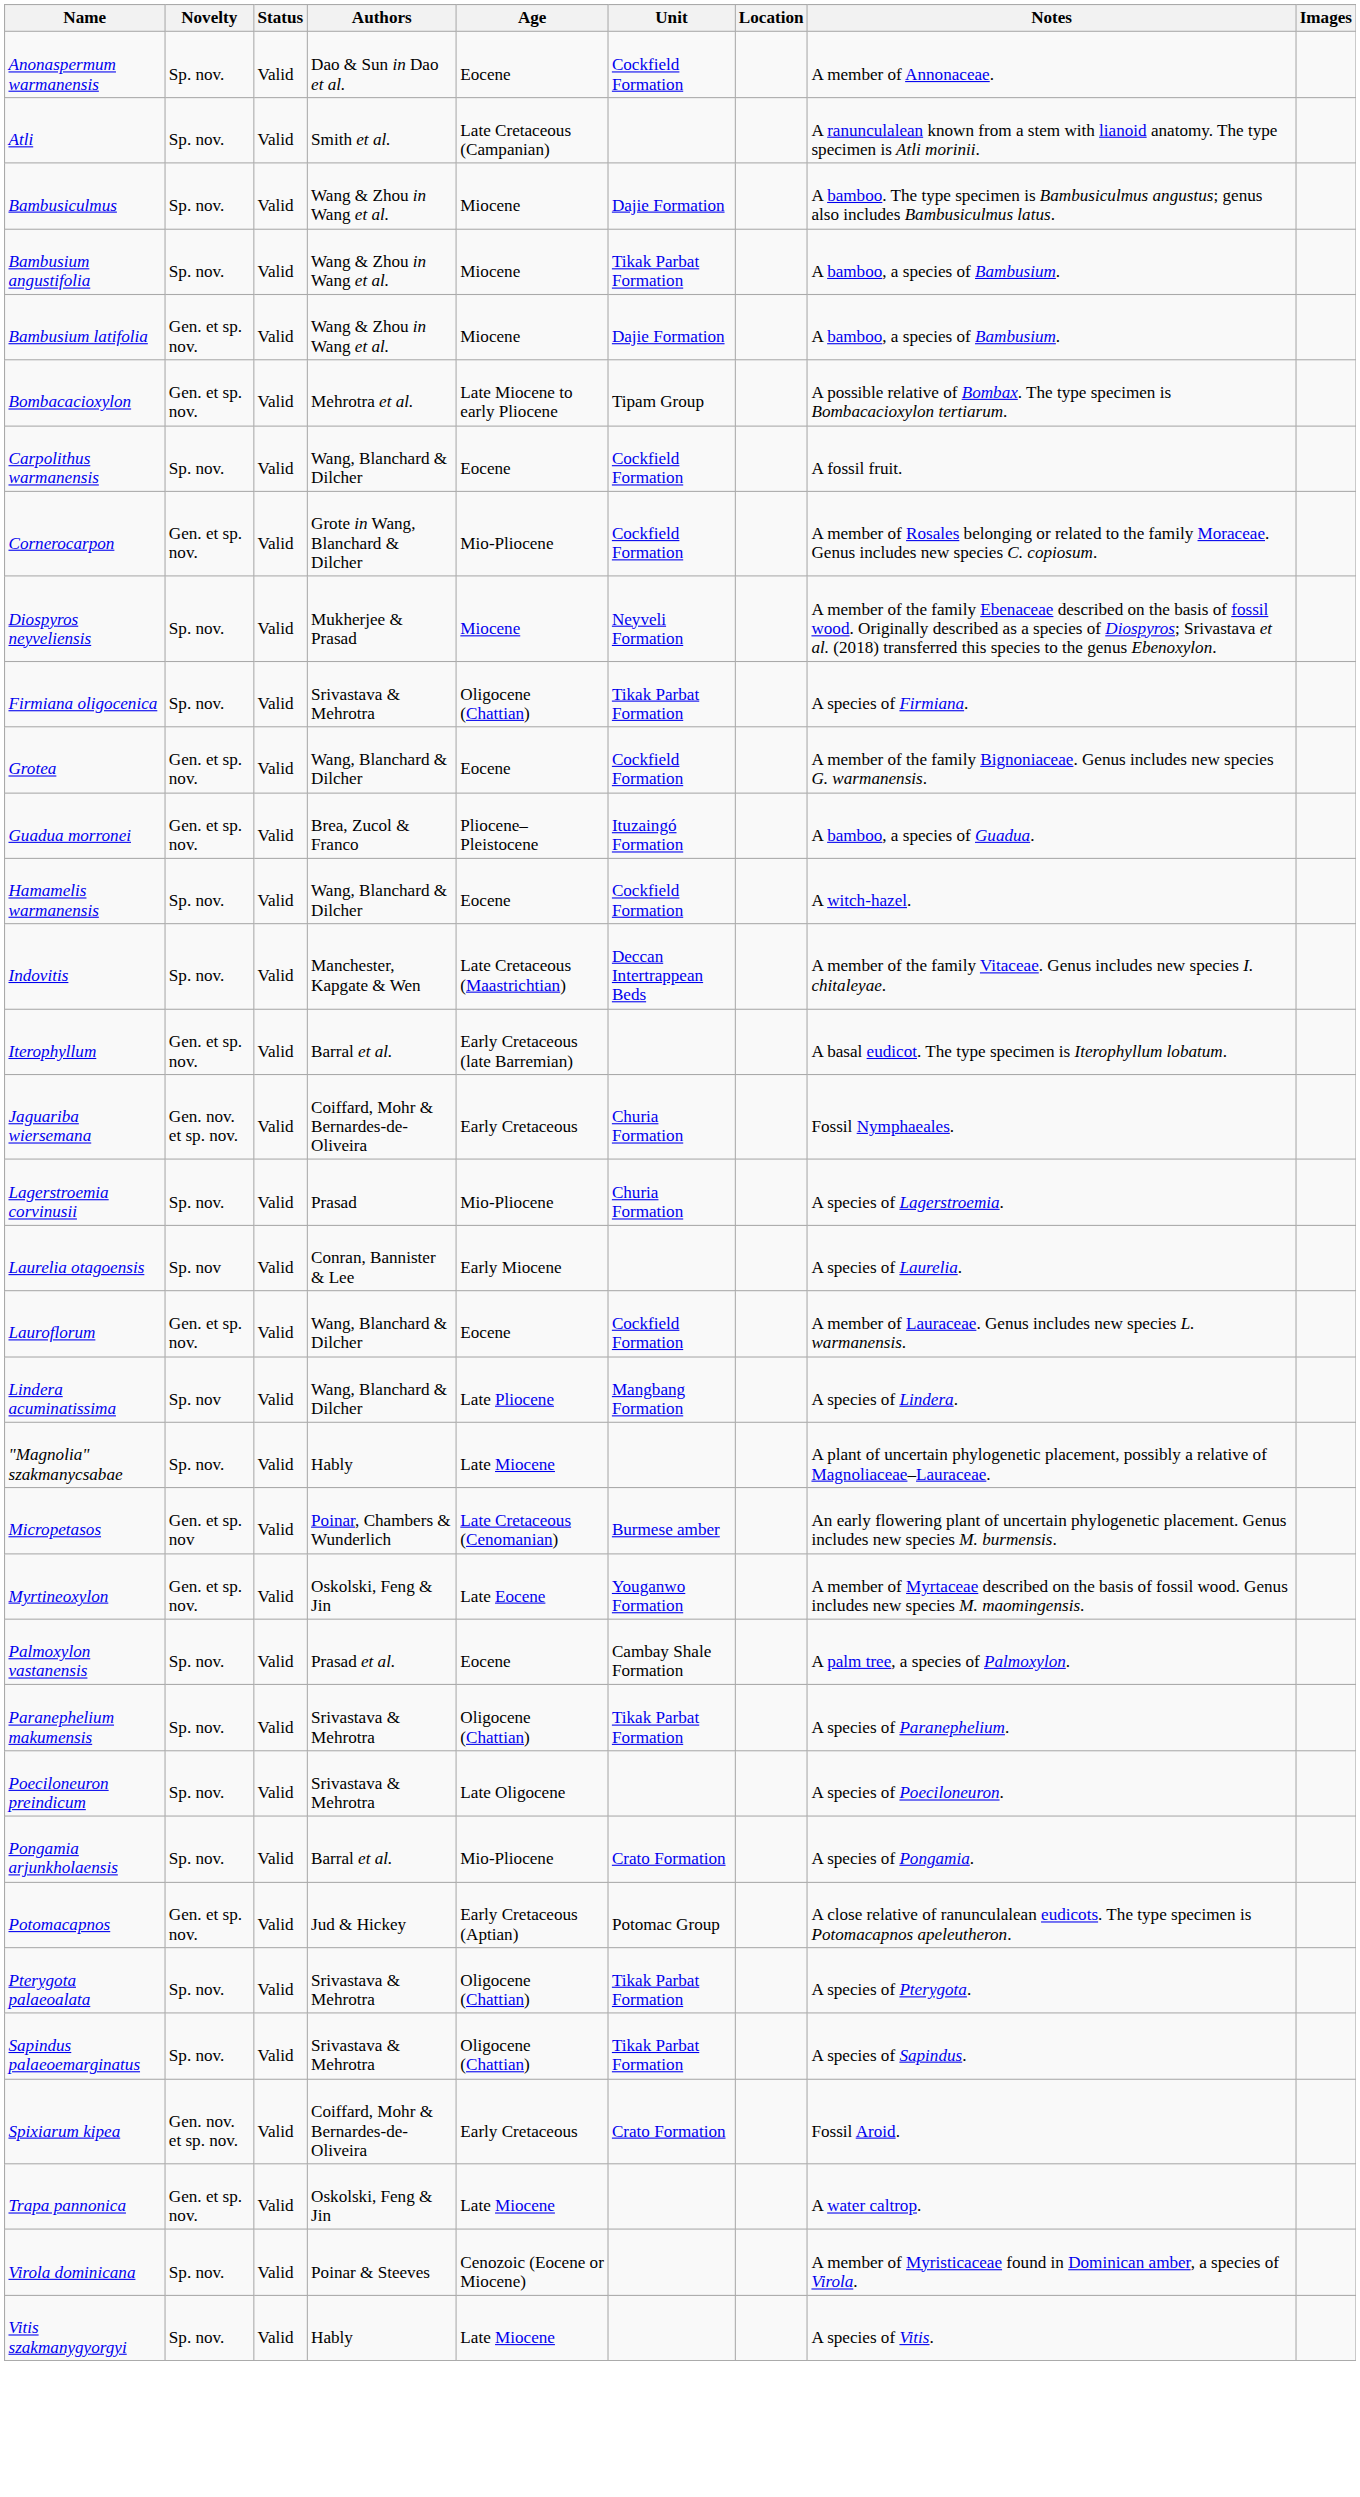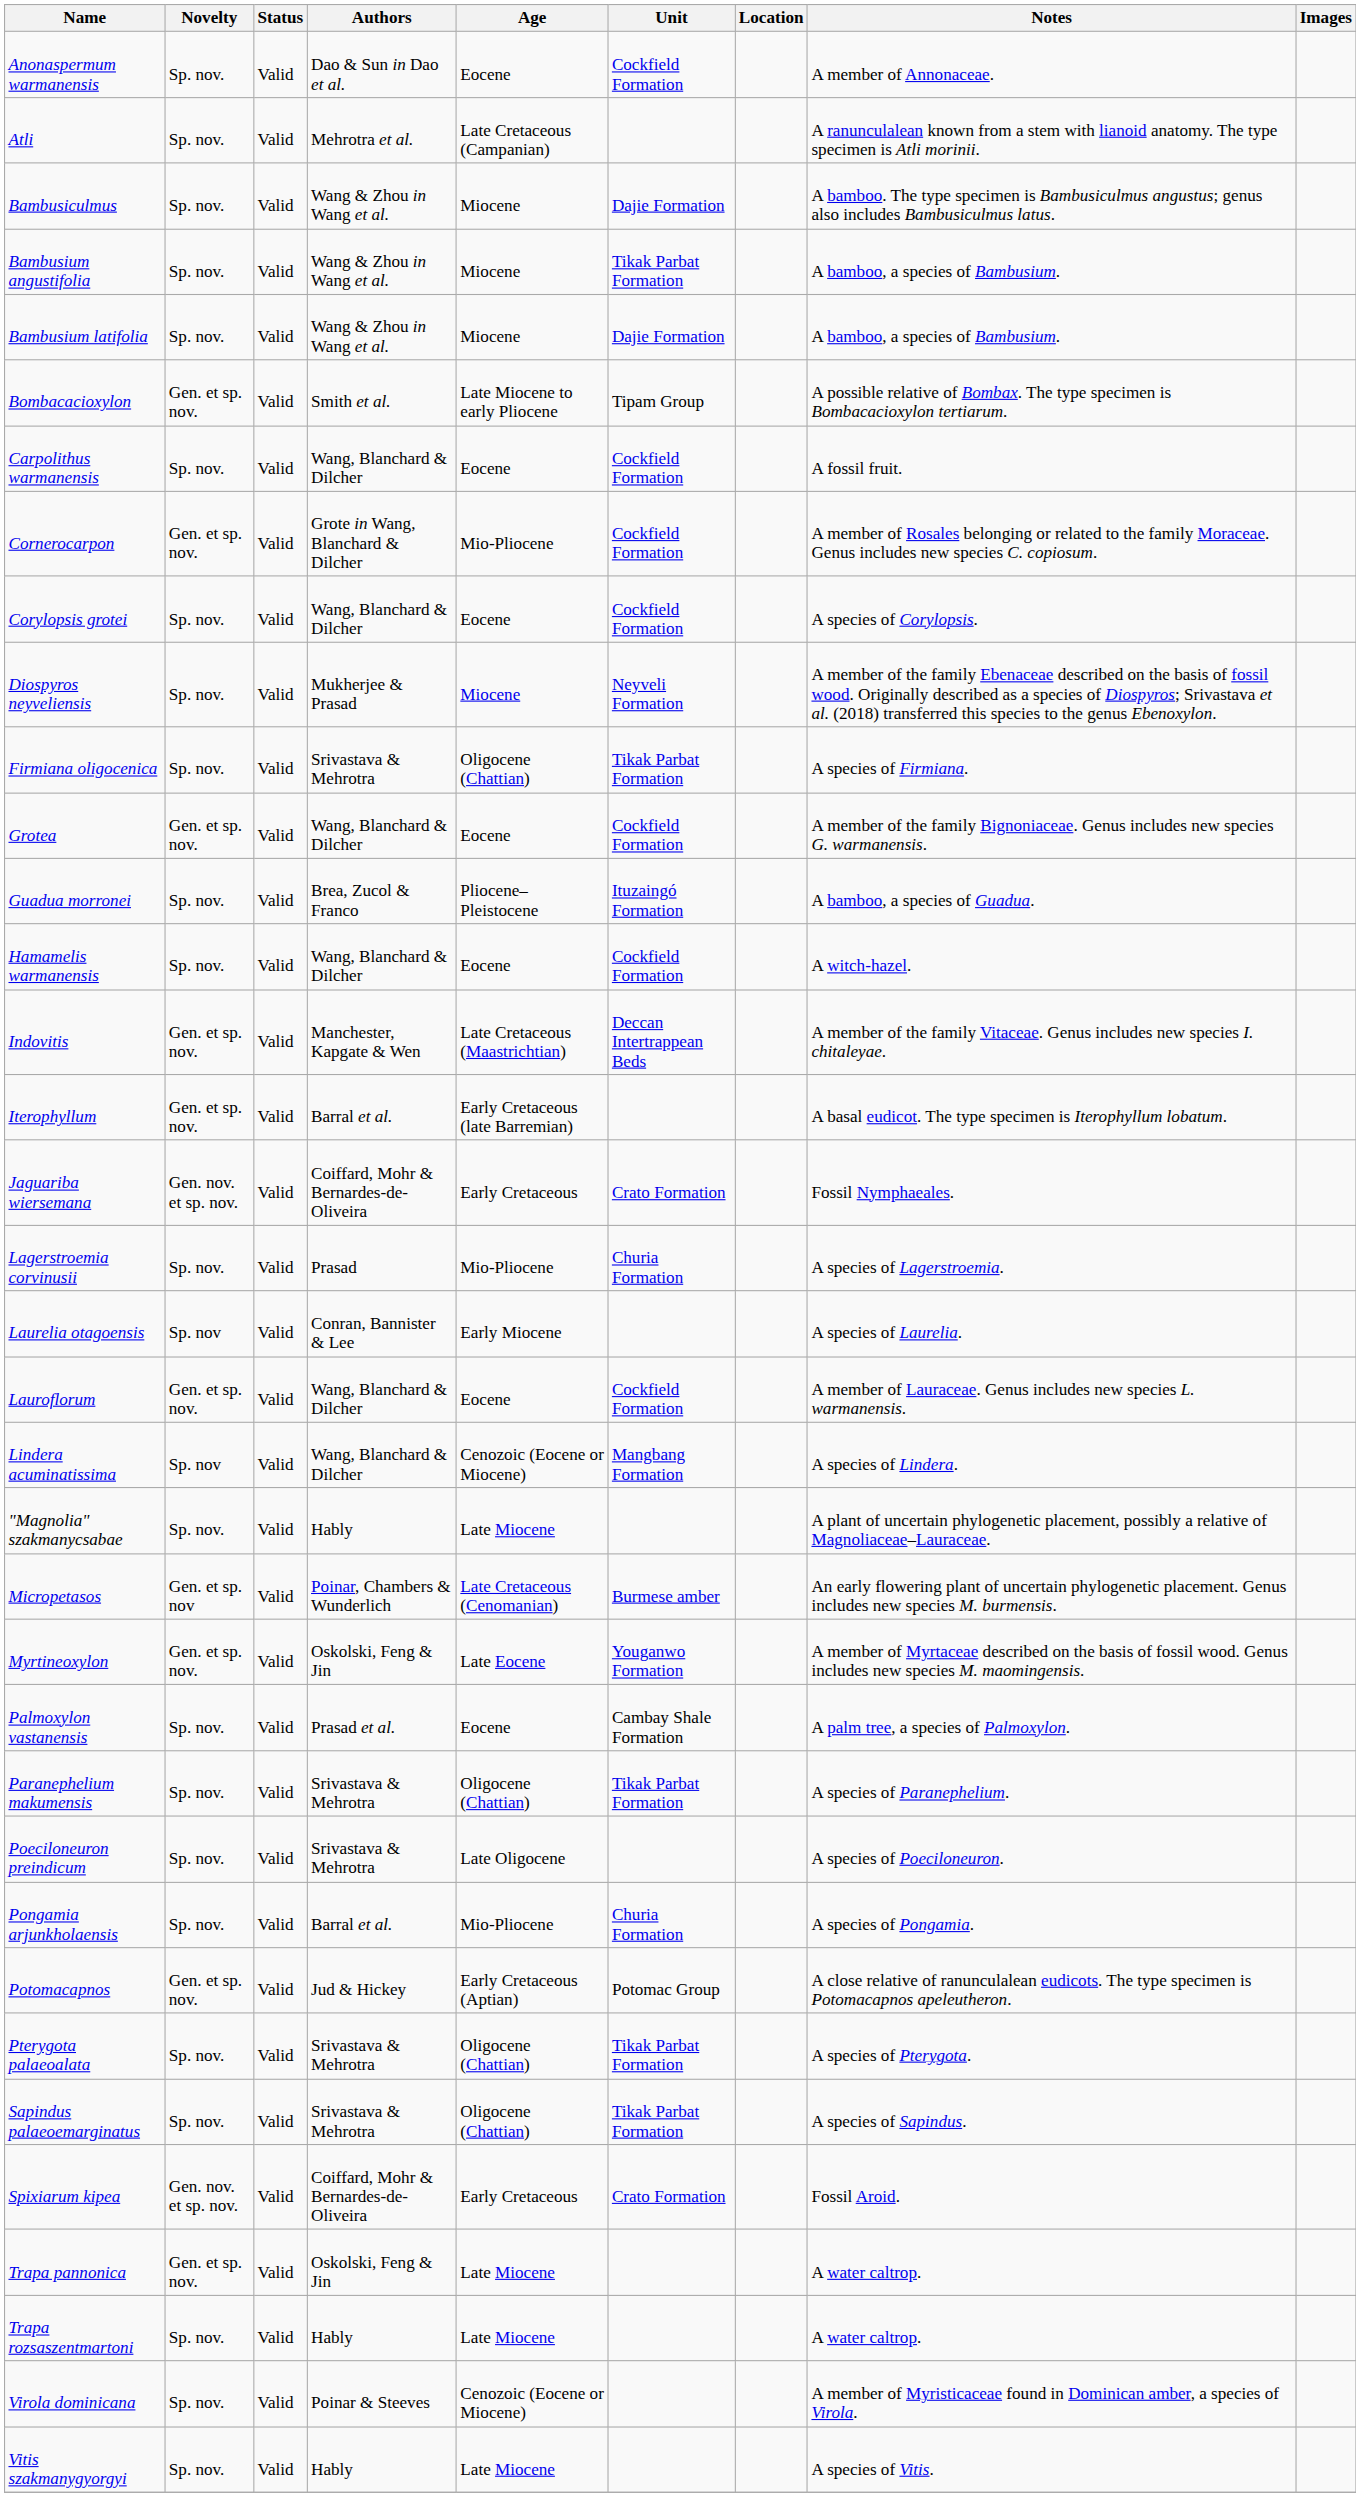(351, 139) Smith et al. -> (362, 139) Mehrotra et al.
(205, 336) Gen. et sp. nov. -> (197, 336) Sp. nov.
(362, 402) Mehrotra et al. -> (351, 402) Smith et al.
+ row: (68, 618)
(205, 835) Gen. et sp. nov. -> (197, 900) Sp. nov.
(197, 975) Sp. nov. -> (205, 1041) Gen. et sp. nov.
(648, 1126) Churia Formation -> (669, 1192) Crato Formation
(507, 1398) Late Pliocene -> (532, 1464) Cenozoic (Eocene or Miocene)
(669, 1858) Crato Formation -> (648, 1924) Churia Formation
+ row: (71, 2337)
